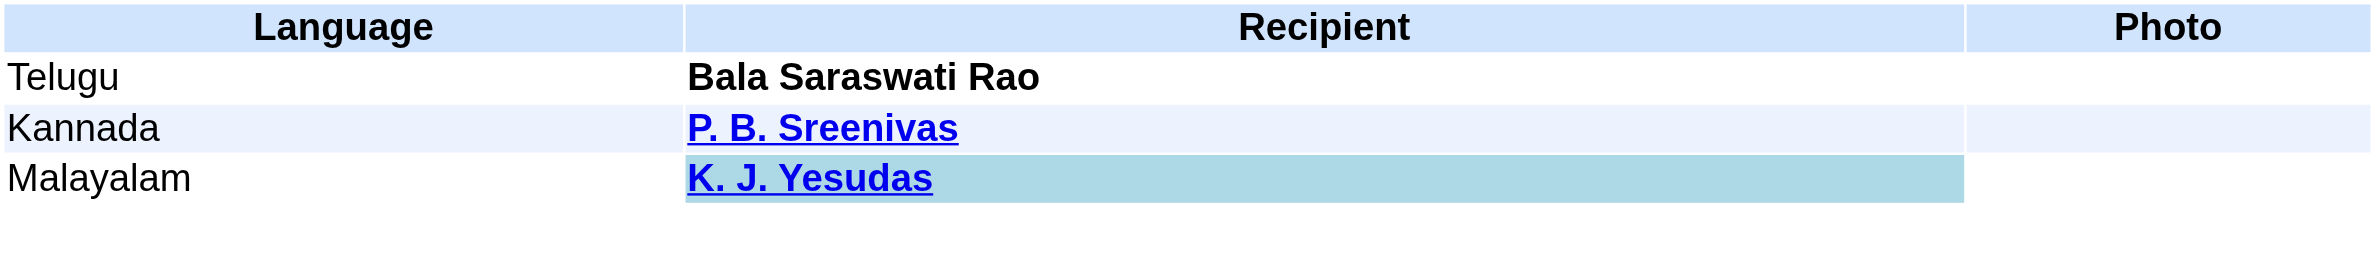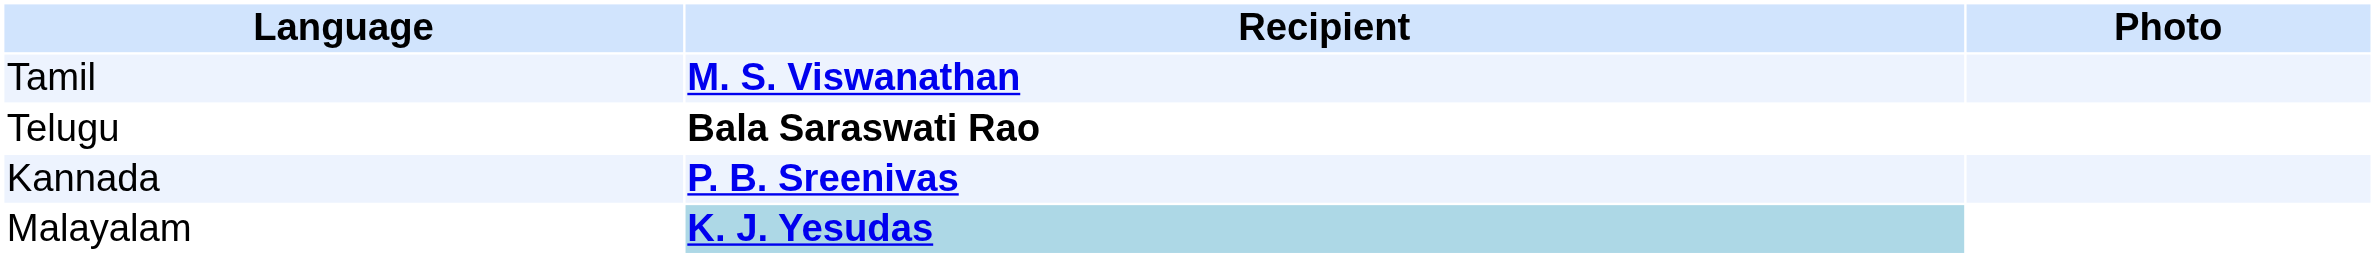+ row: (51, 77)
